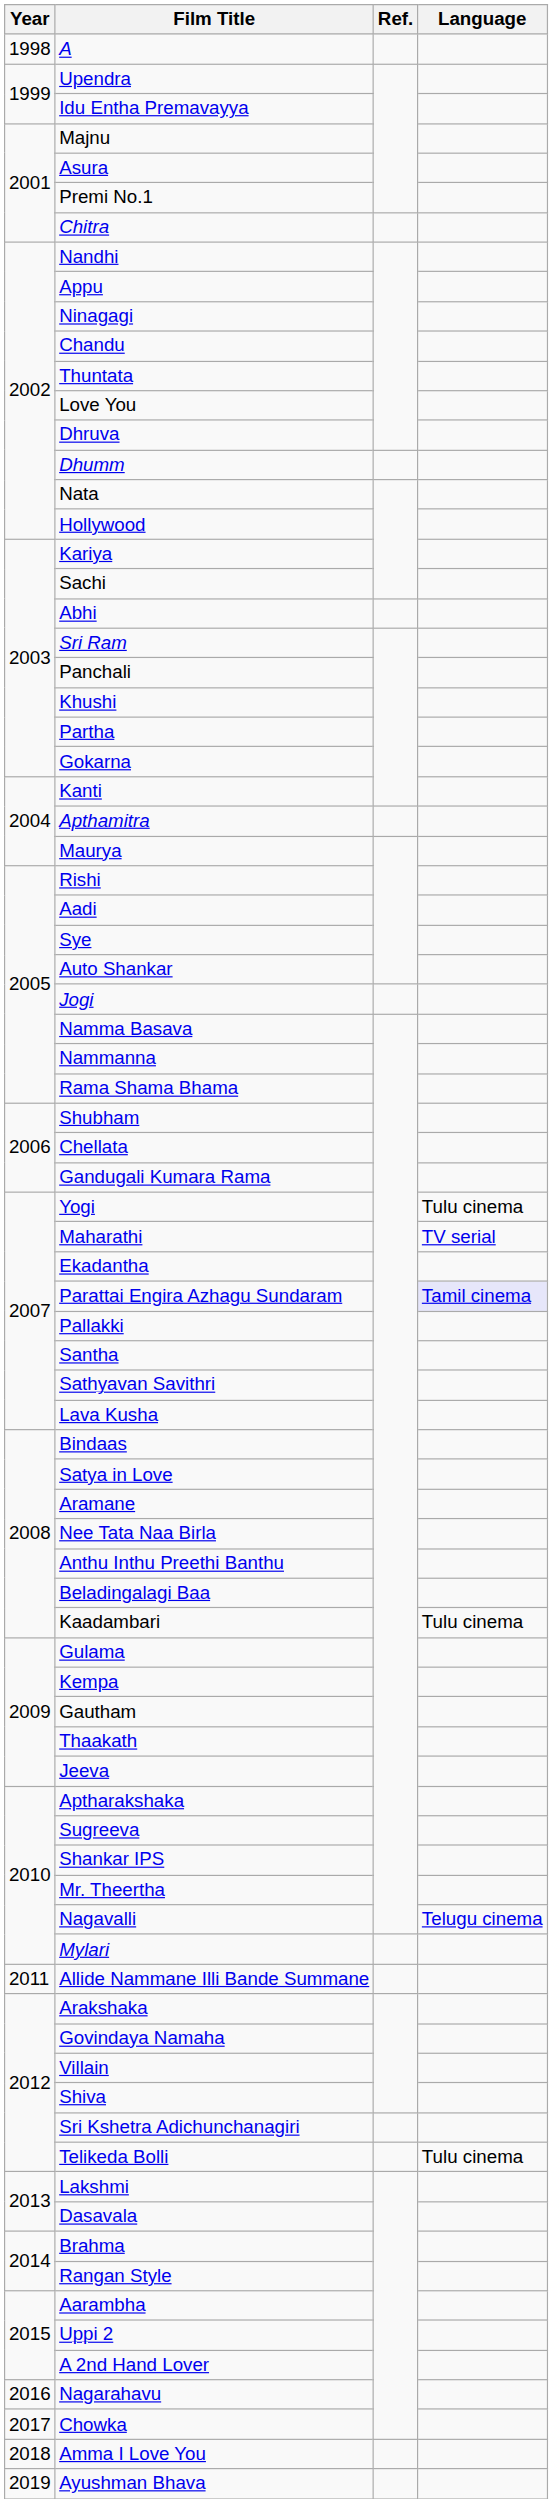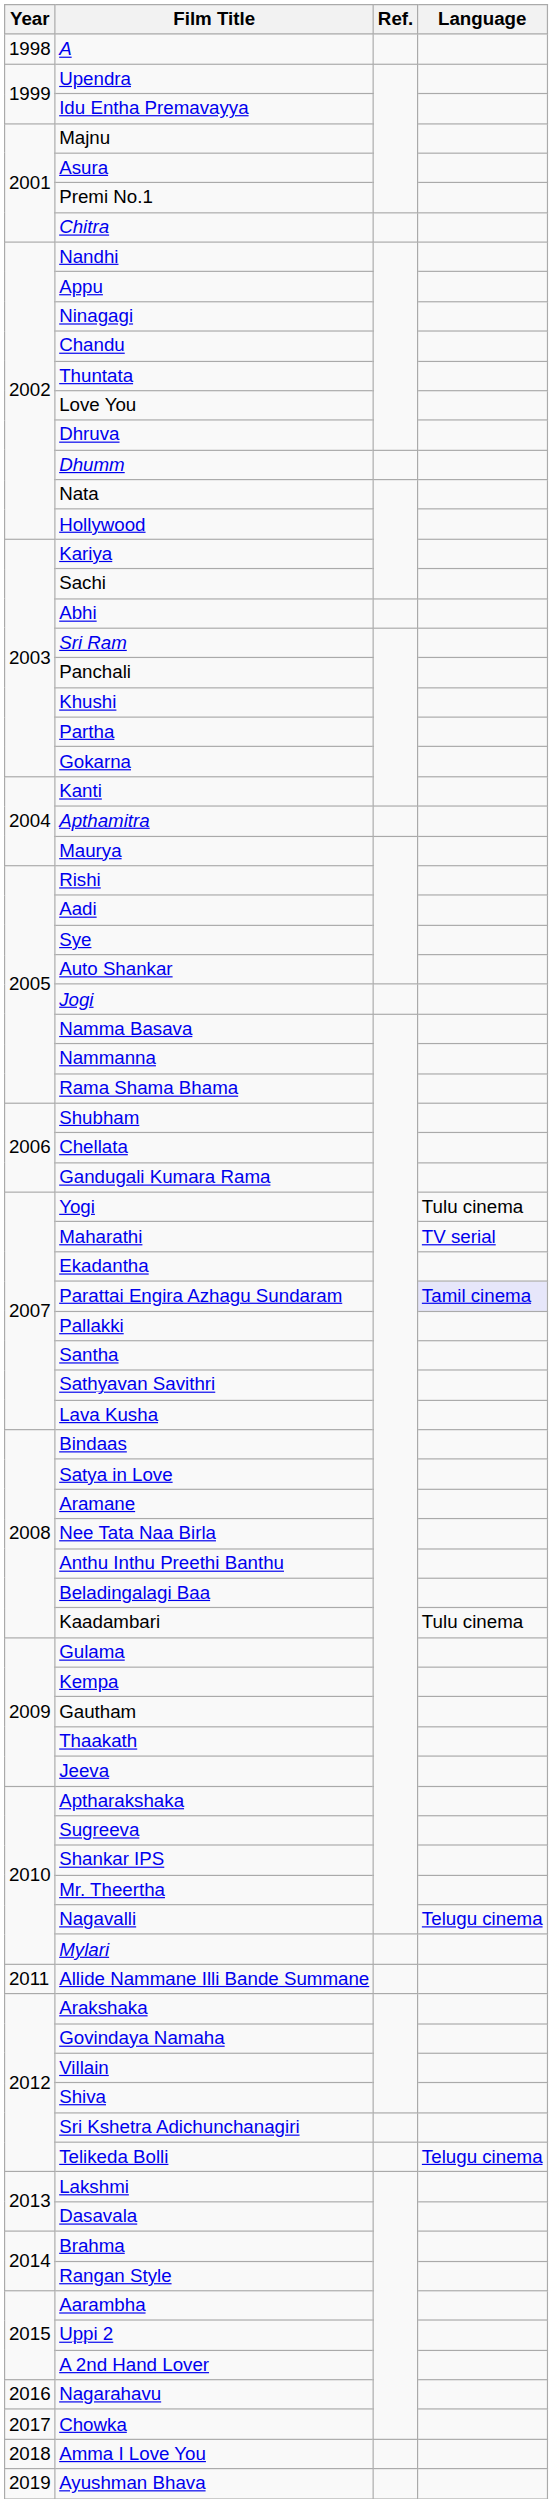(473, 2156) Tulu cinema -> (482, 2156) Telugu cinema
